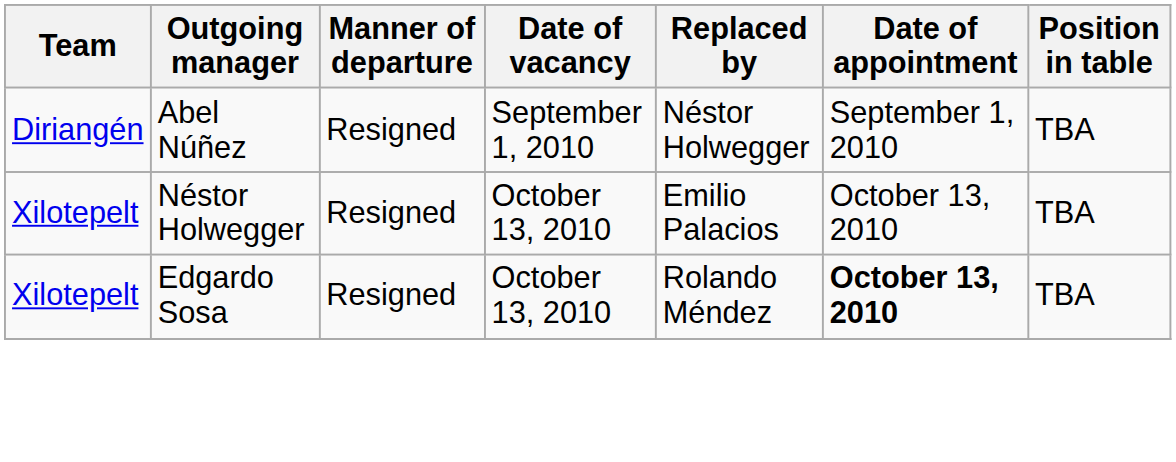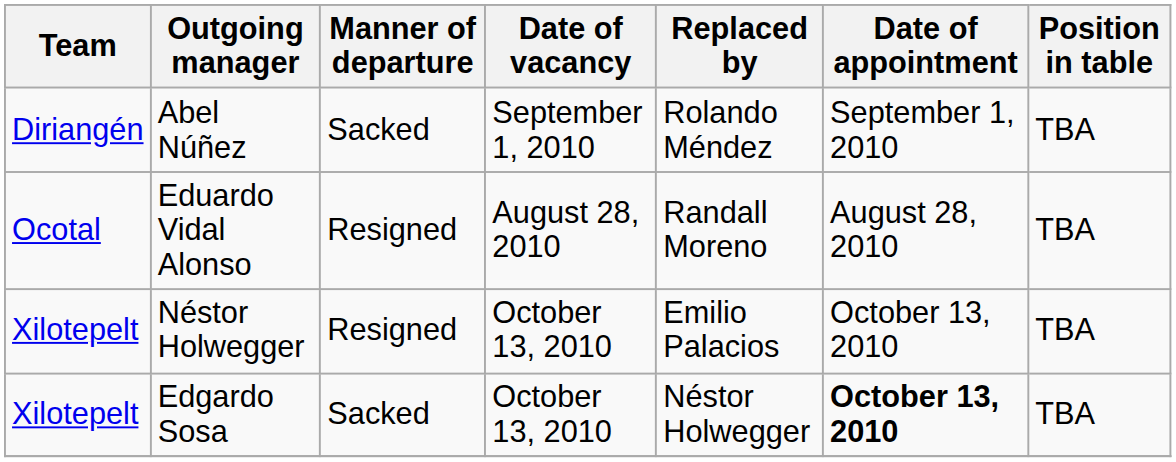(391, 129) Resigned -> (379, 129) Sacked
(736, 129) Néstor Holwegger -> (721, 129) Rolando Méndez
+ row: (216, 229)
(391, 295) Resigned -> (379, 413) Sacked
(720, 295) Rolando Méndez -> (737, 413) Néstor Holwegger
